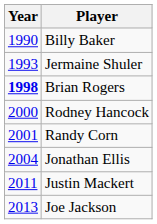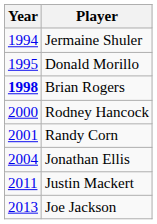- row: (80, 40)
(23, 64) 1993 -> (23, 40) 1994
+ row: (92, 64)
